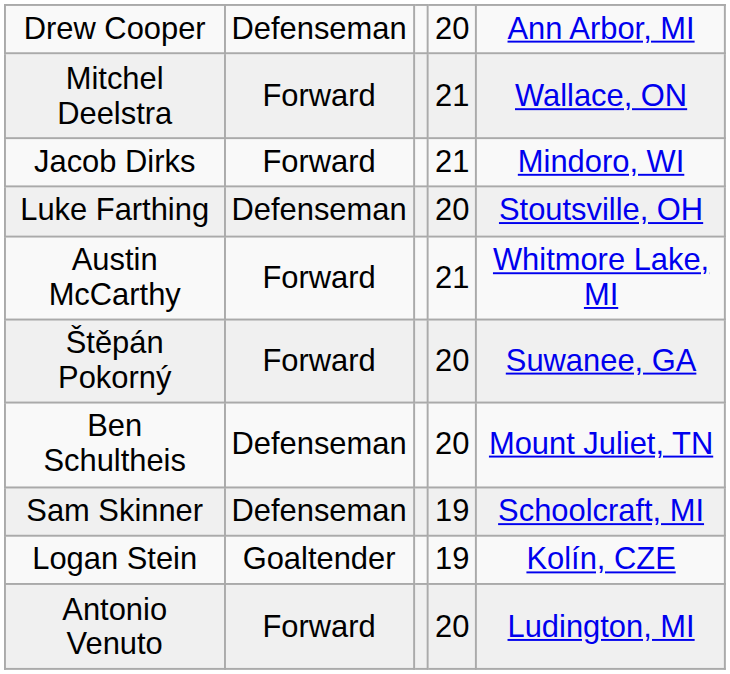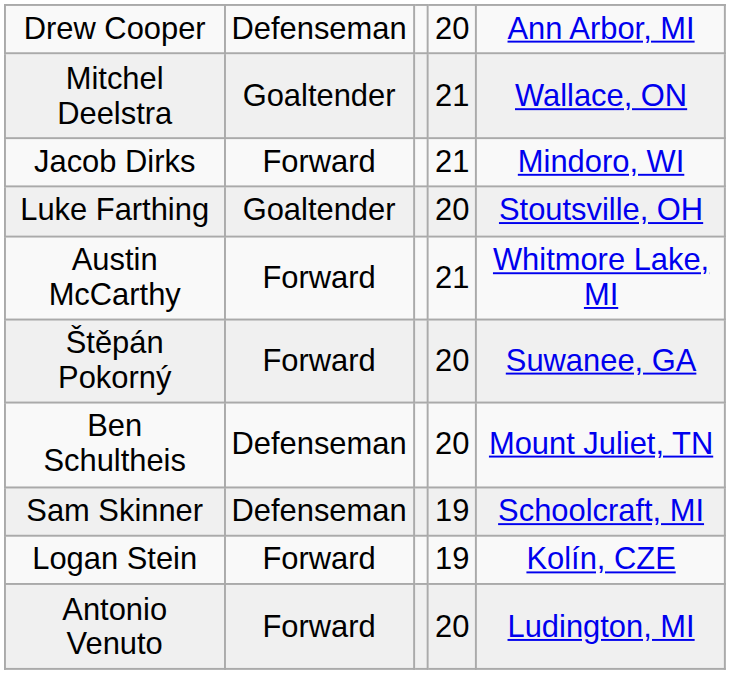(319, 95) Forward -> (319, 95) Goaltender
(319, 210) Defenseman -> (319, 210) Goaltender
(319, 559) Goaltender -> (319, 559) Forward
